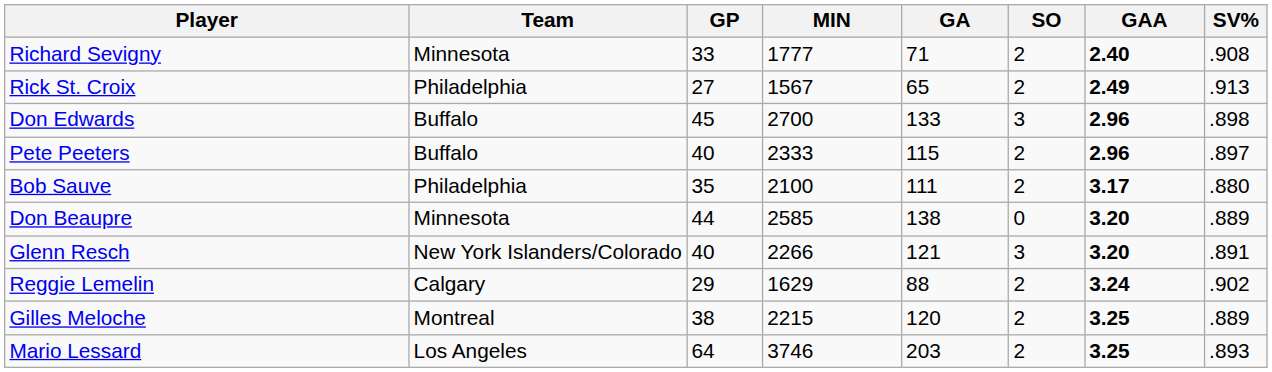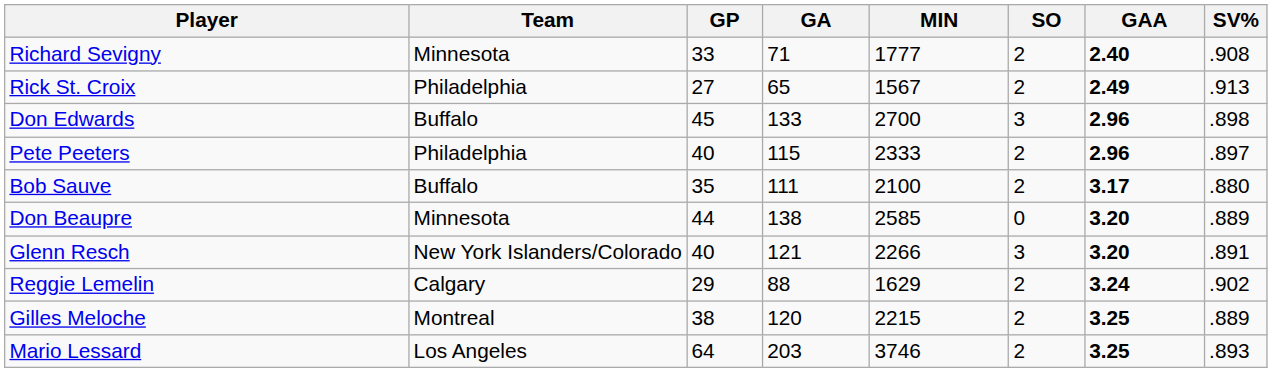columns swapped: (832, 20) <-> (955, 20)
(446, 152) Buffalo -> (470, 152) Philadelphia
(470, 185) Philadelphia -> (446, 185) Buffalo
